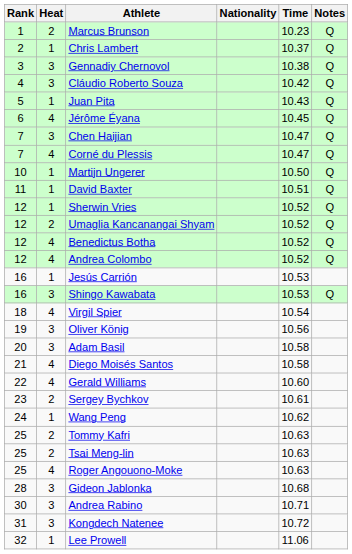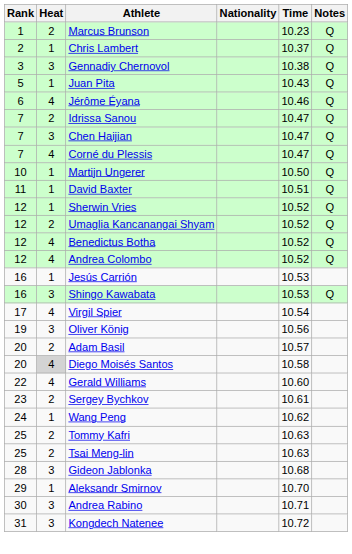- row: (126, 84)
(295, 119) 10.45 -> (295, 101) 10.46
+ row: (102, 119)
(20, 312) 18 -> (20, 312) 17
(51, 347) 3 -> (51, 347) 2
(295, 347) 10.58 -> (295, 347) 10.57
(20, 365) 21 -> (20, 365) 20
(51, 365) no background -> (51, 365) lightgrey background
- row: (125, 470)
+ row: (115, 488)
- row: (97, 540)
